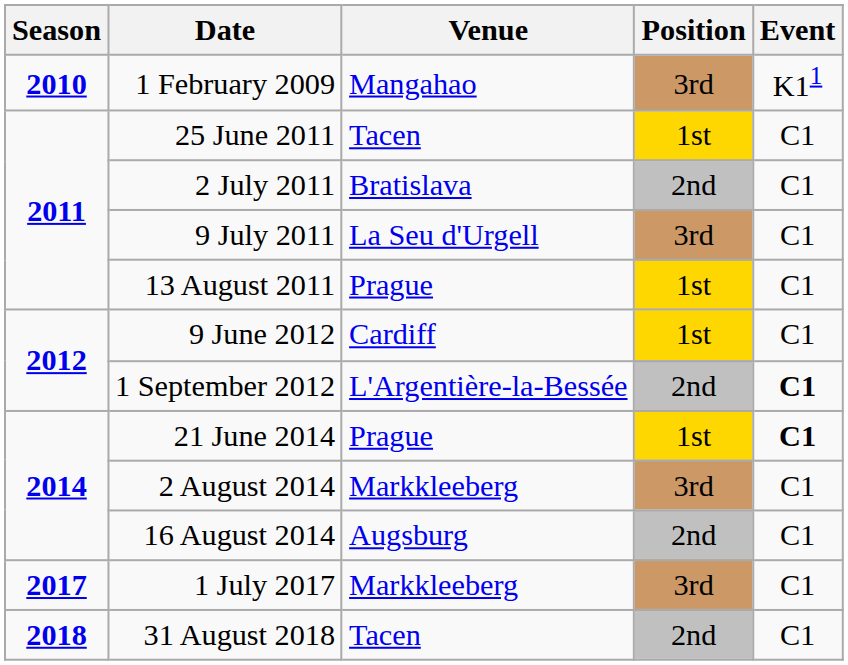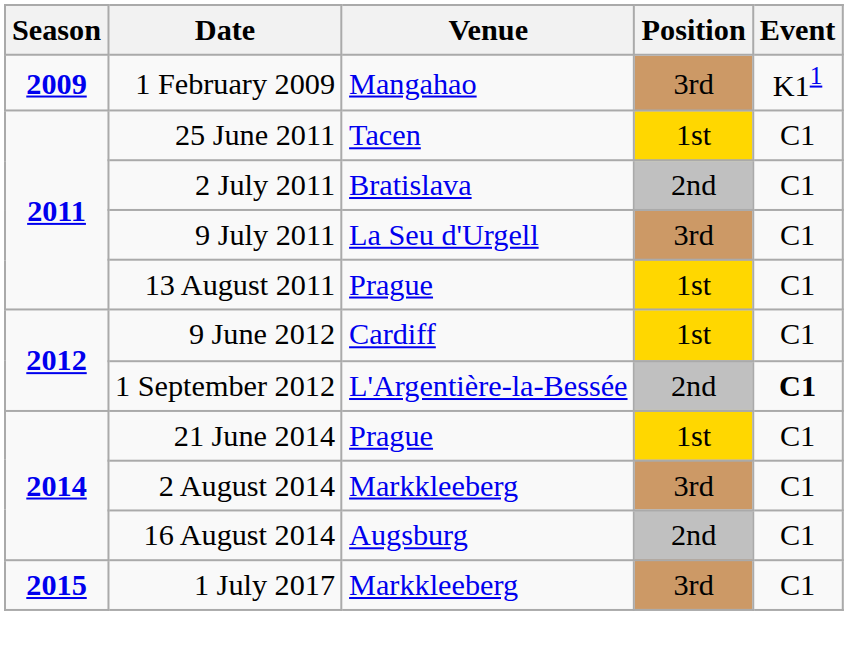(57, 82) 2010 -> (57, 82) 2009
(798, 434) bold -> (798, 434) normal
(57, 584) 2017 -> (57, 584) 2015
- row: (239, 634)
